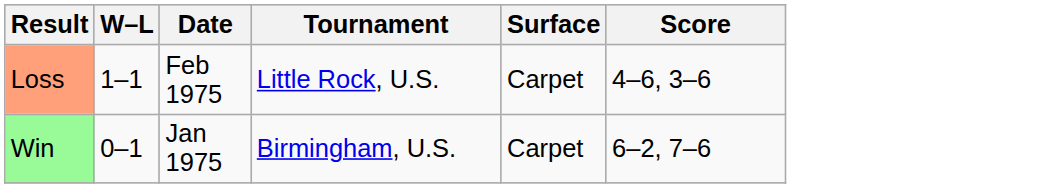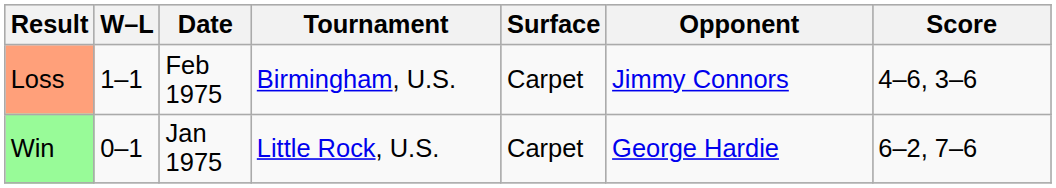+ column: (739, 24)
(348, 79) Little Rock, U.S. -> (356, 79) Birmingham, U.S.
(356, 148) Birmingham, U.S. -> (348, 148) Little Rock, U.S.
